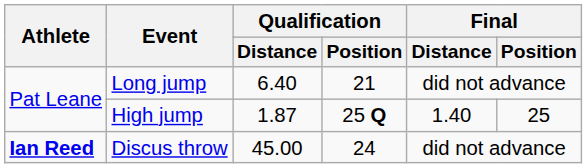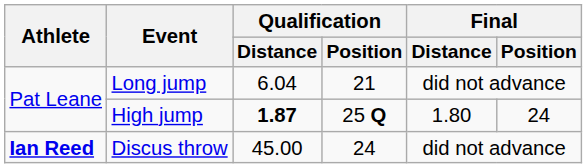(277, 83) 6.40 -> (277, 83) 6.04
(277, 116) normal -> (277, 116) bold
(452, 116) 1.40 -> (452, 116) 1.80
(539, 116) 25 -> (539, 116) 24
